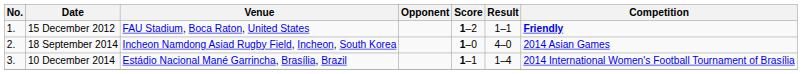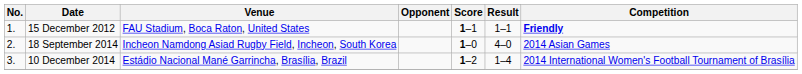(468, 28) 1–2 -> (468, 28) 1–1
(468, 61) 1–1 -> (468, 61) 1–2
